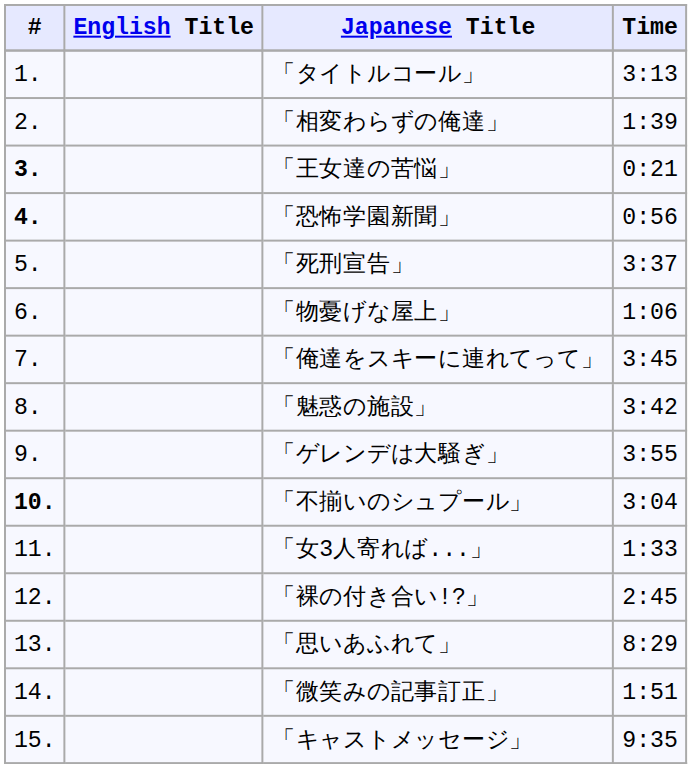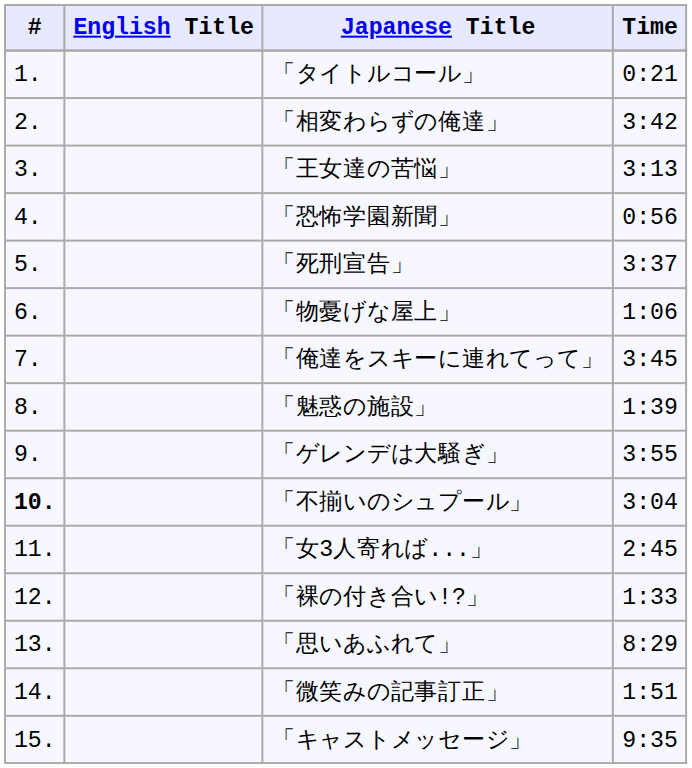(650, 74) 3:13 -> (650, 74) 0:21
(650, 121) 1:39 -> (650, 121) 3:42
(28, 169) bold -> (28, 169) normal
(650, 169) 0:21 -> (650, 169) 3:13
(28, 217) bold -> (28, 217) normal
(650, 407) 3:42 -> (650, 407) 1:39
(650, 549) 1:33 -> (650, 549) 2:45
(650, 597) 2:45 -> (650, 597) 1:33
